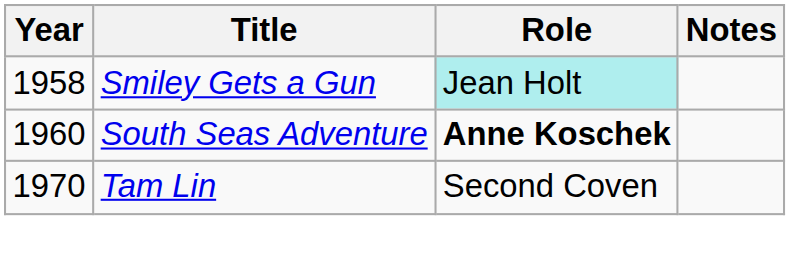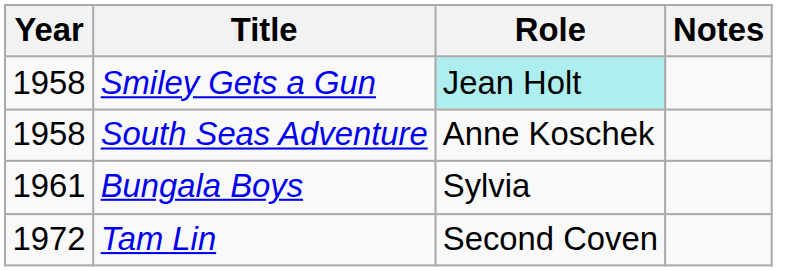(49, 134) 1960 -> (49, 134) 1958
(557, 134) bold -> (549, 134) normal
+ row: (202, 186)
(49, 186) 1970 -> (49, 238) 1972
